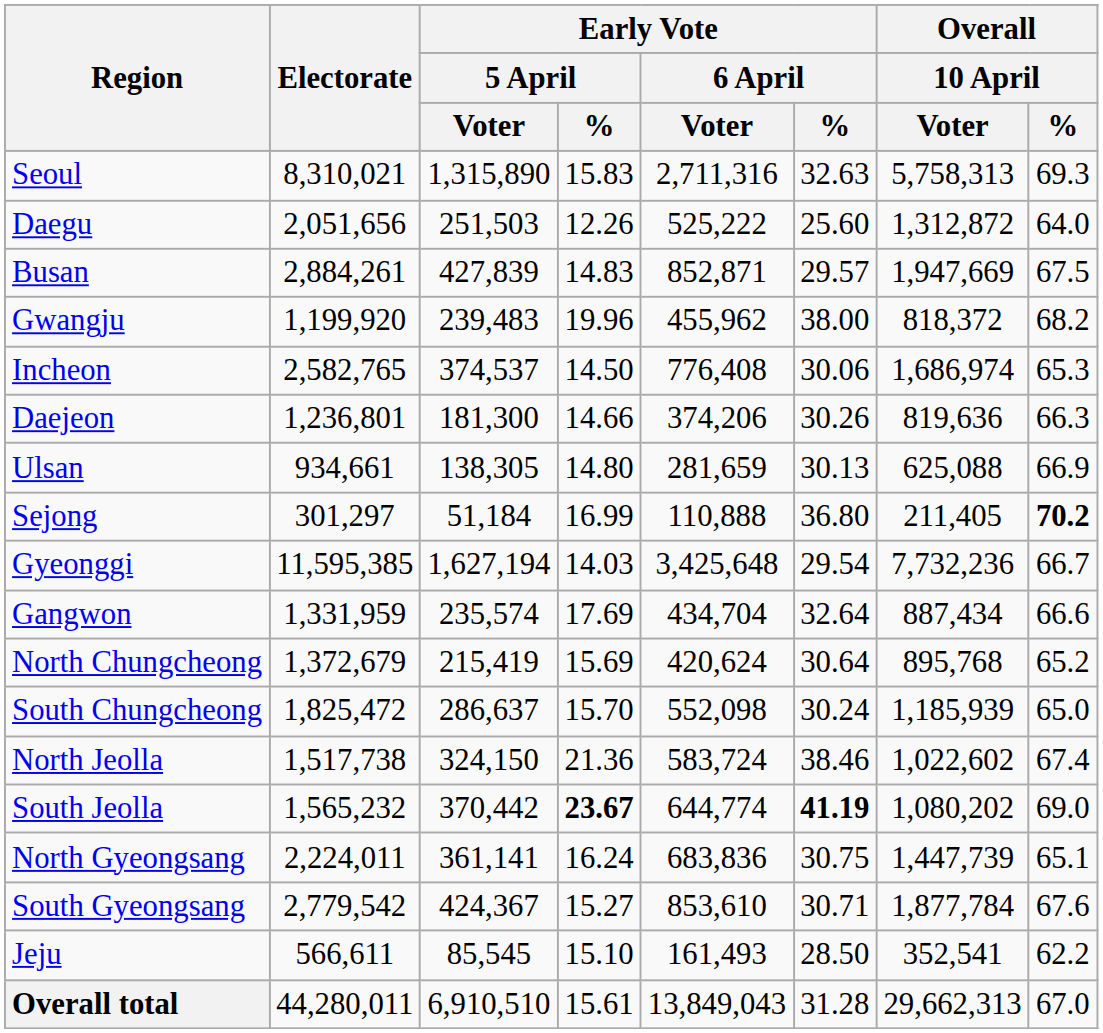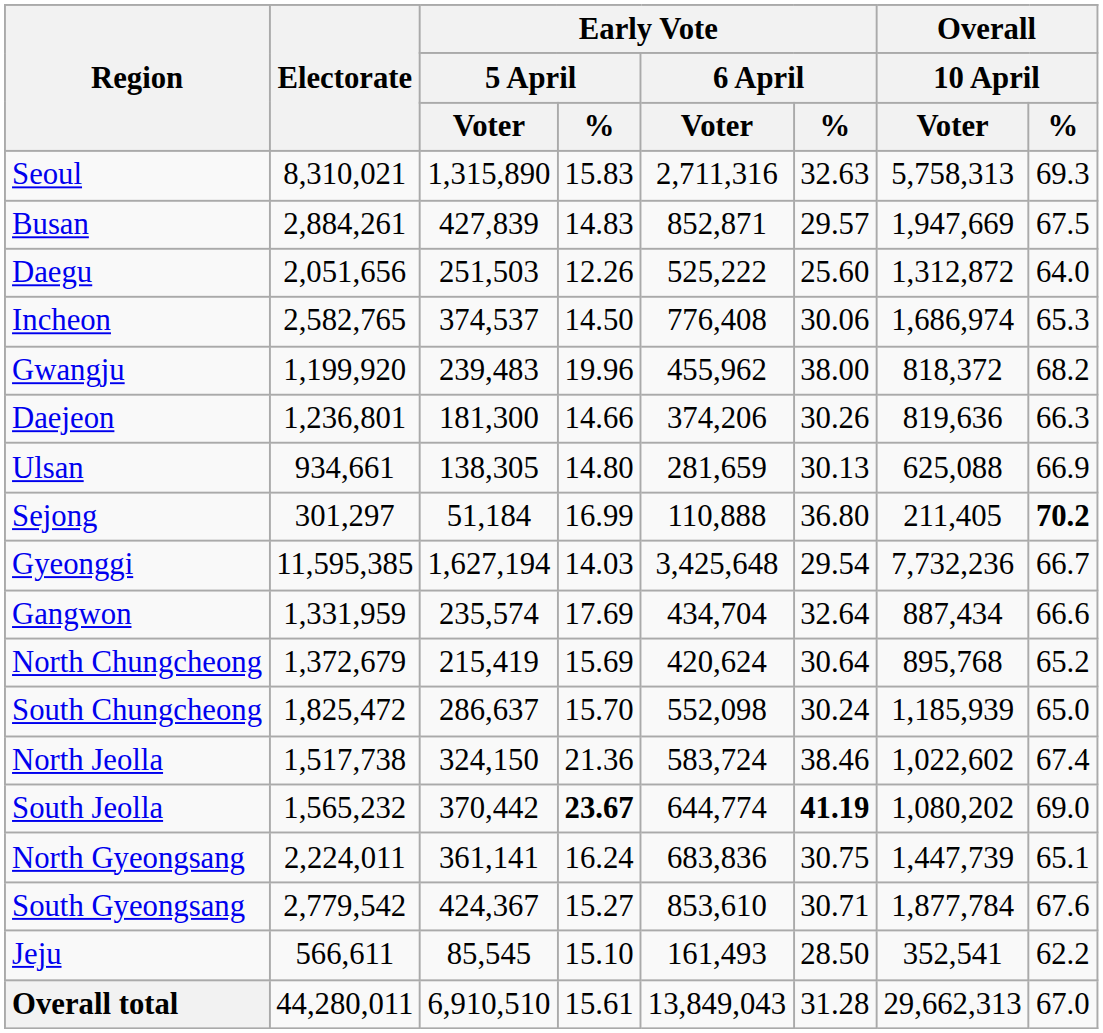rows swapped: (50, 272) <-> (52, 223)
rows swapped: (62, 369) <-> (68, 321)
